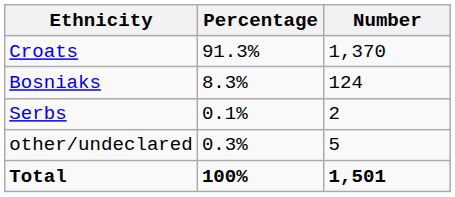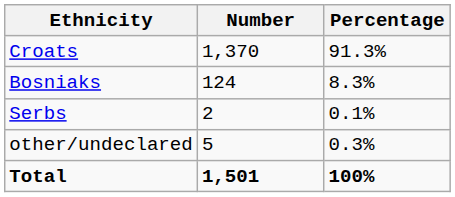columns swapped: (387, 20) <-> (261, 20)
